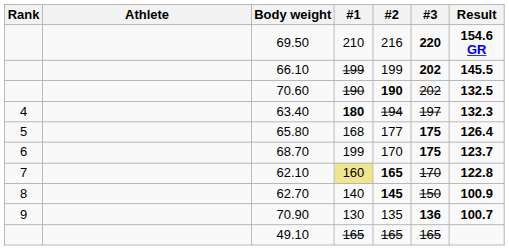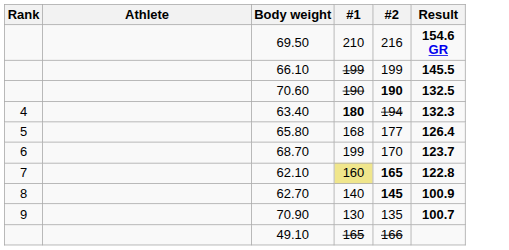- column: (430, 14)
(392, 234) 165 -> (392, 234) 166
